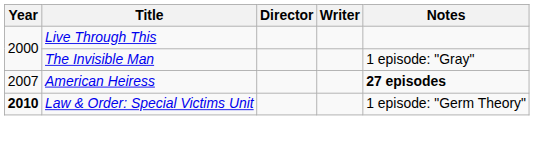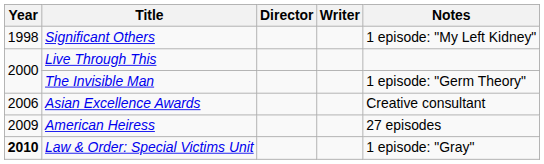+ row: (100, 37)
(420, 59) 1 episode: "Gray" -> (446, 81) 1 episode: "Germ Theory"
+ row: (123, 103)
(23, 81) 2007 -> (23, 125) 2009
(406, 81) bold -> (404, 125) normal
(446, 103) 1 episode: "Germ Theory" -> (420, 147) 1 episode: "Gray"
